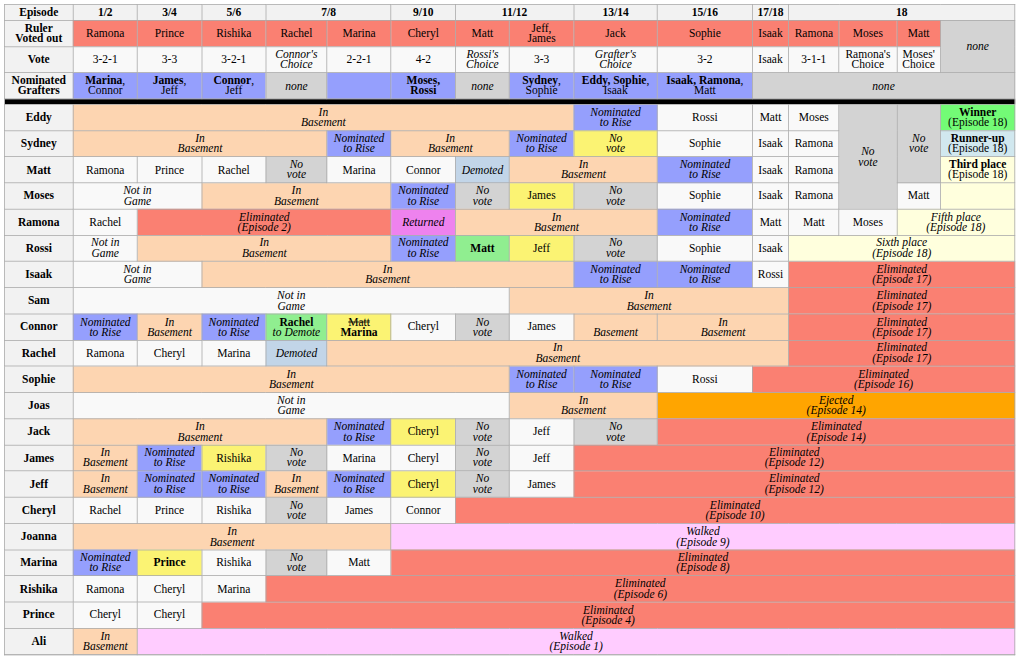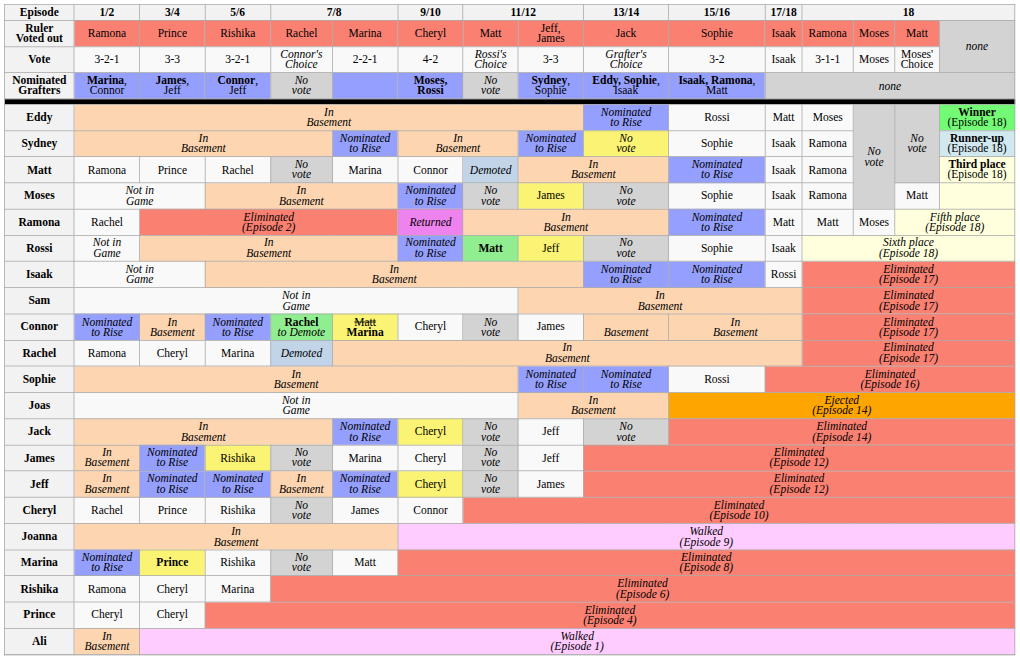(868, 59) Ramona's Choice -> (874, 59) Moses
(296, 86) none -> (301, 86) No vote
(482, 86) none -> (491, 86) No vote
